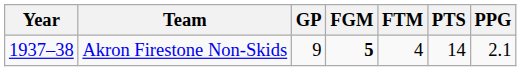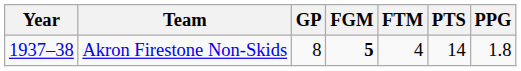(317, 50) 9 -> (317, 50) 8
(500, 50) 2.1 -> (500, 50) 1.8
